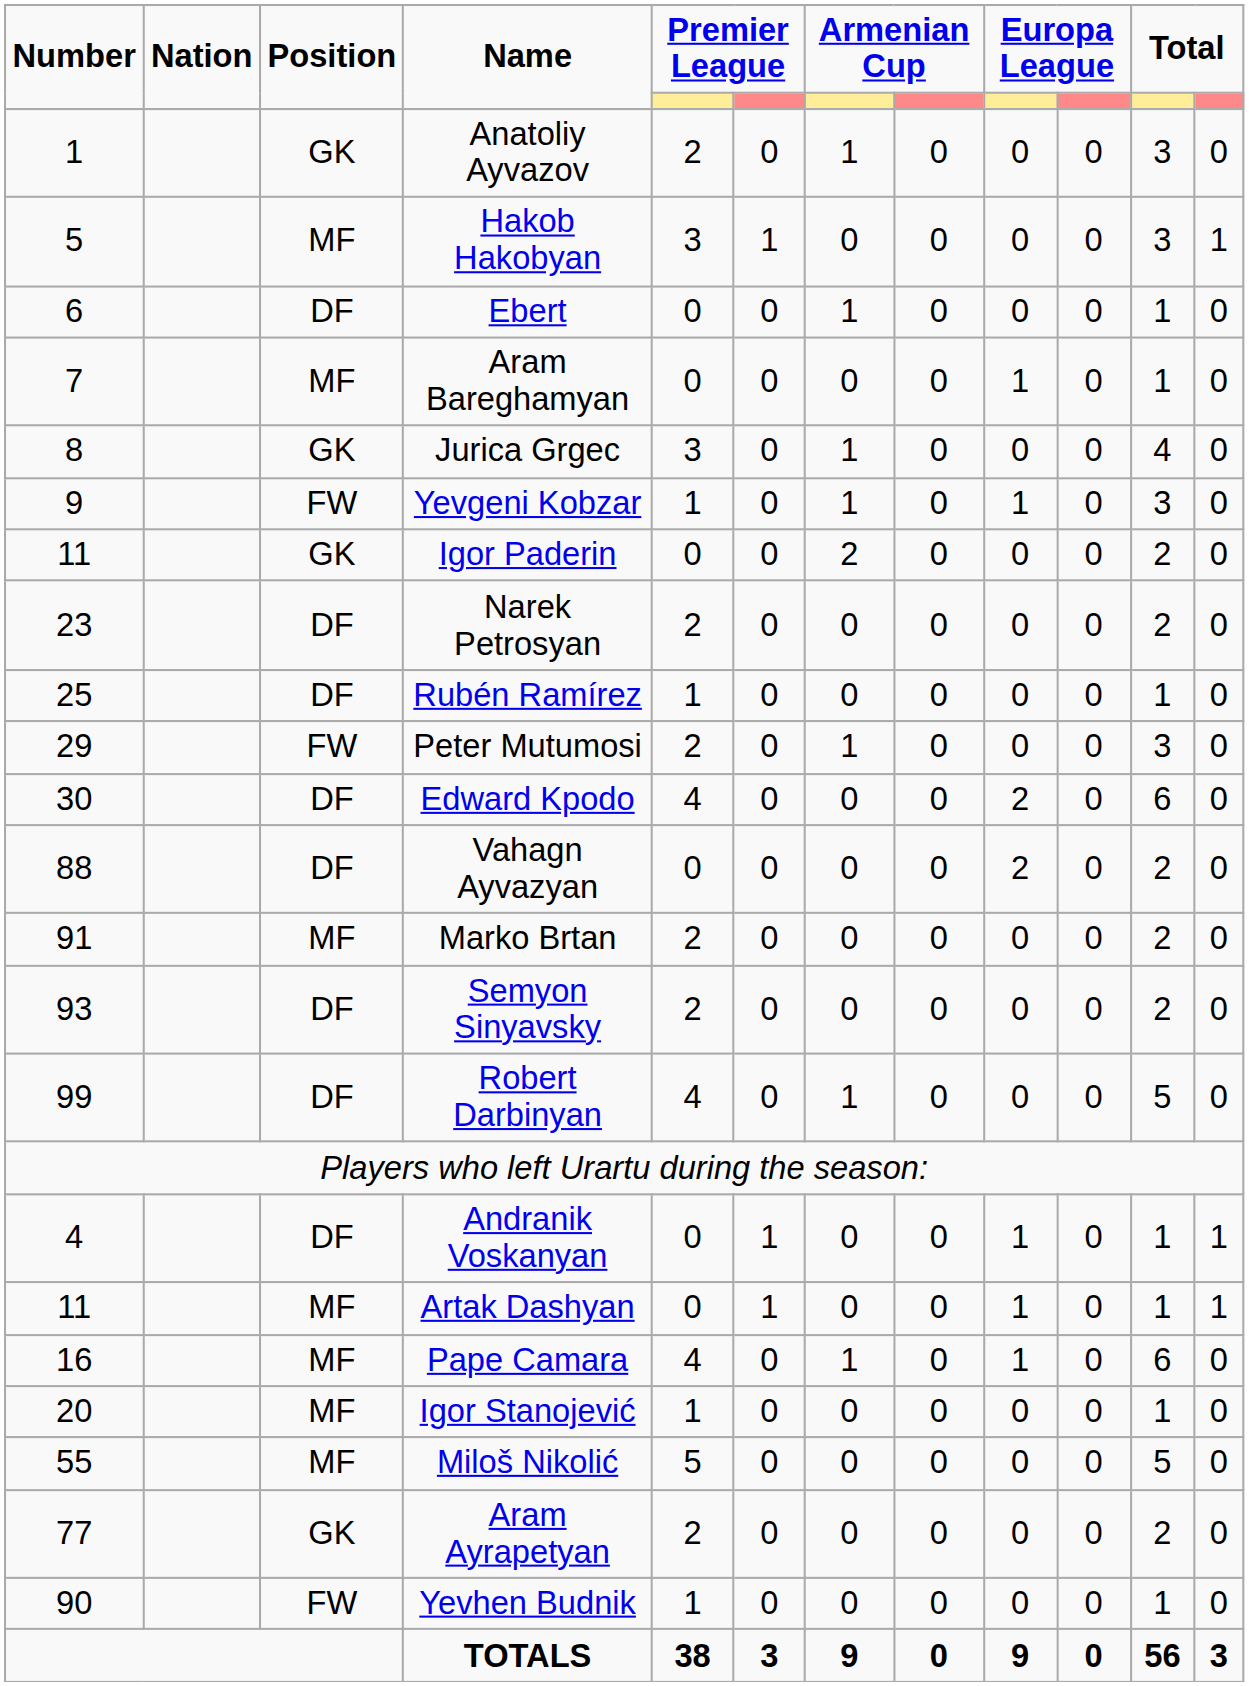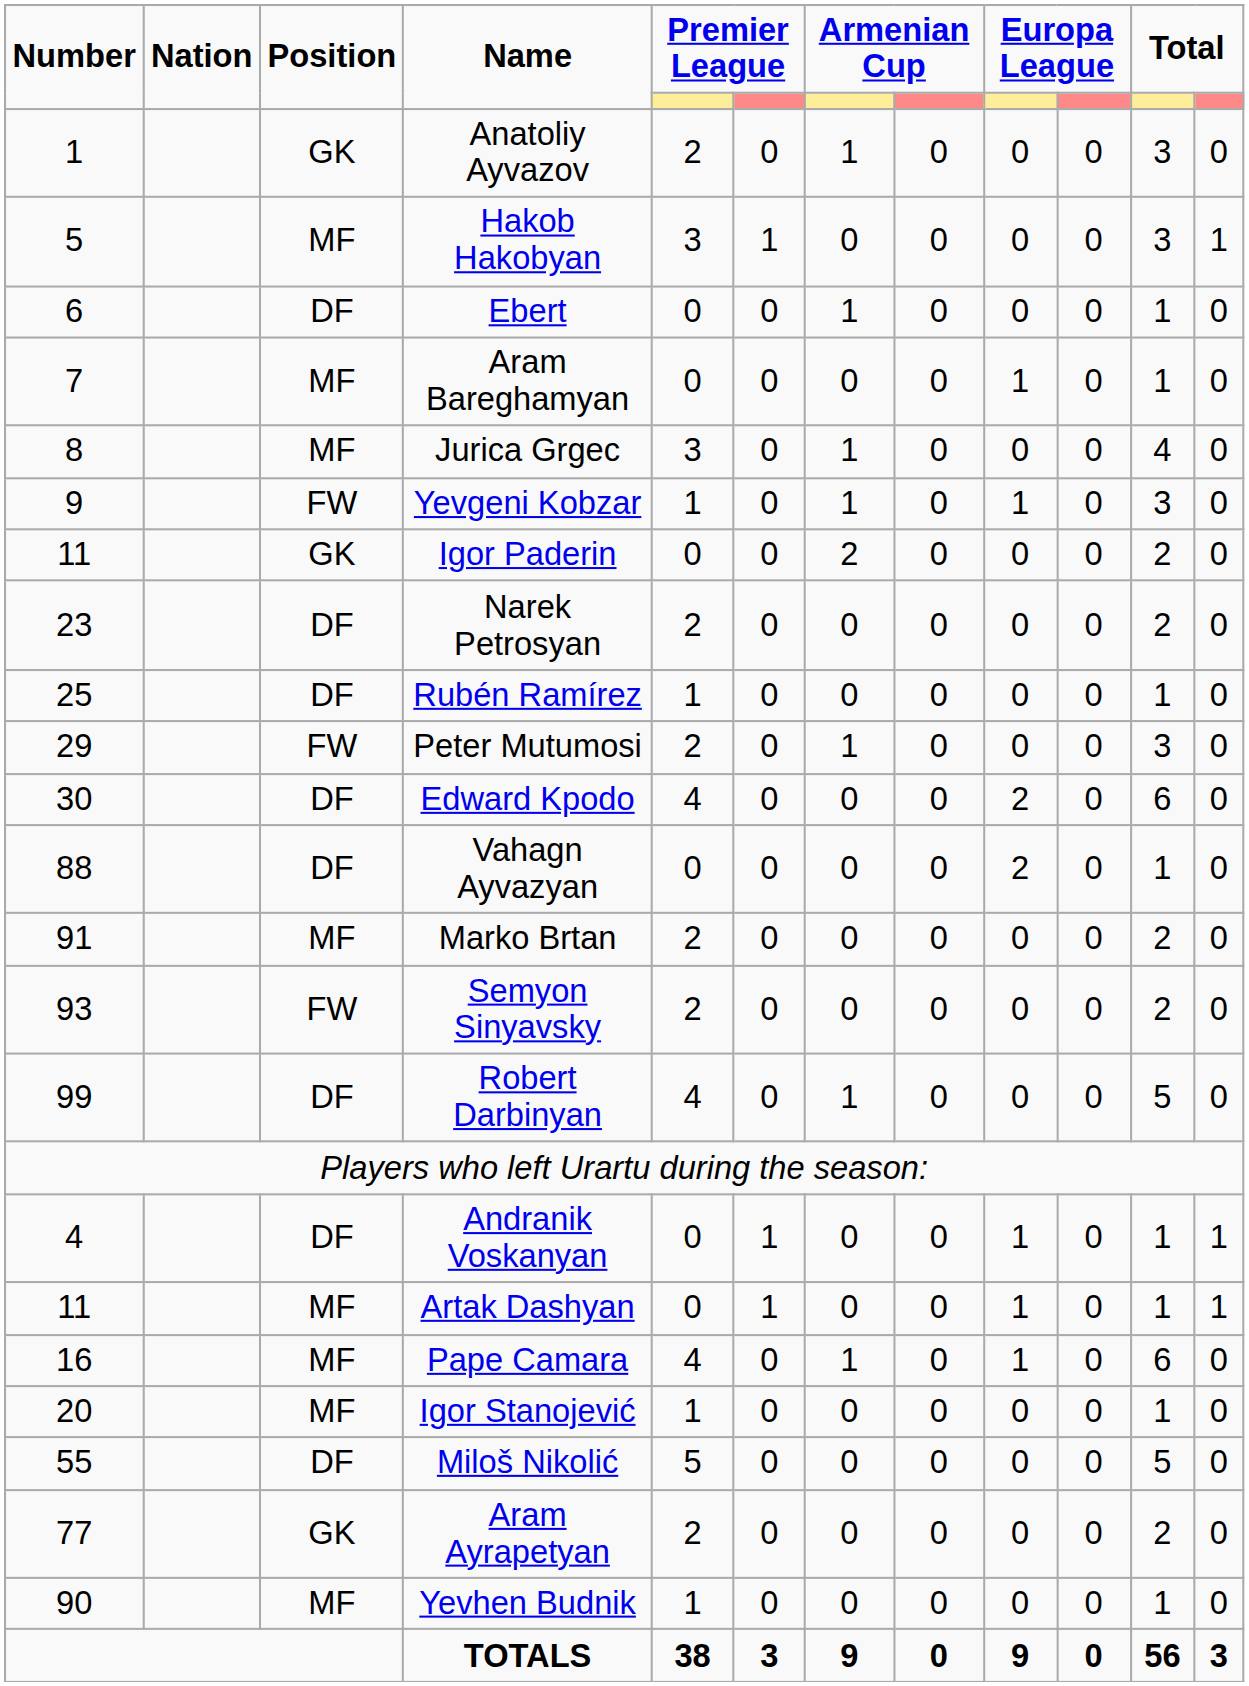(332, 451) GK -> (332, 451) MF
(1162, 868) 2 -> (1162, 868) 1
(332, 1008) DF -> (332, 1008) FW
(332, 1462) MF -> (332, 1462) DF
(332, 1603) FW -> (332, 1603) MF
